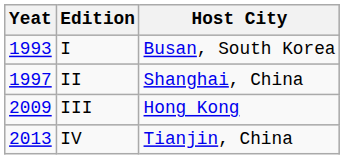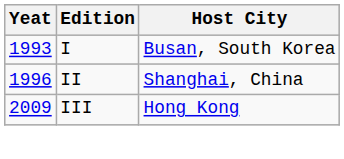(30, 79) 1997 -> (30, 79) 1996
- row: (71, 139)
